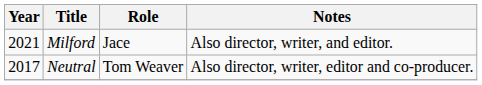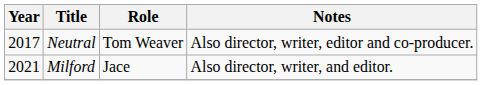rows swapped: (71, 67) <-> (71, 42)
